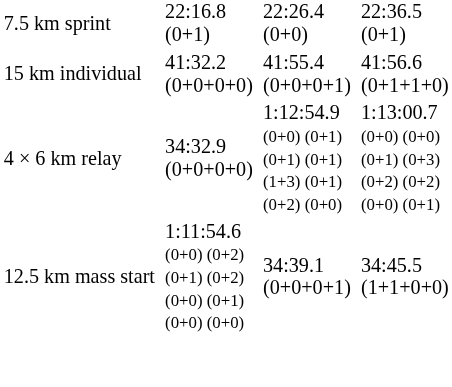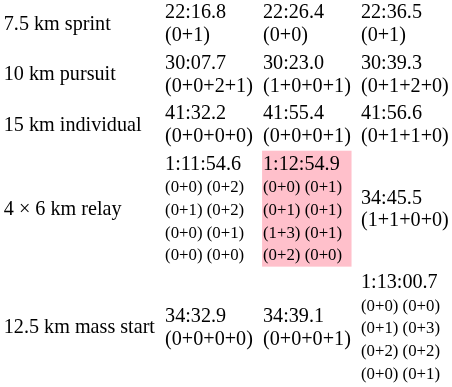+ row: (60, 73)
(209, 158) 34:32.9 (0+0+0+0) -> (205, 208) 1:11:54.6 (0+0) (0+2) (0+1) (0+2) (0+0) (0+1) (0+0) (0+0)
(303, 158) no background -> (303, 208) pink background
(401, 158) 1:13:00.7 (0+0) (0+0) (0+1) (0+3) (0+2) (0+2) (0+0) (0+1) -> (405, 208) 34:45.5 (1+1+0+0)
(205, 276) 1:11:54.6 (0+0) (0+2) (0+1) (0+2) (0+0) (0+1) (0+0) (0+0) -> (209, 326) 34:32.9 (0+0+0+0)
(405, 276) 34:45.5 (1+1+0+0) -> (401, 326) 1:13:00.7 (0+0) (0+0) (0+1) (0+3) (0+2) (0+2) (0+0) (0+1)
